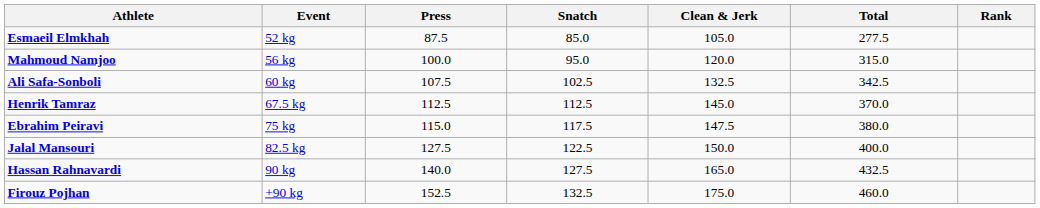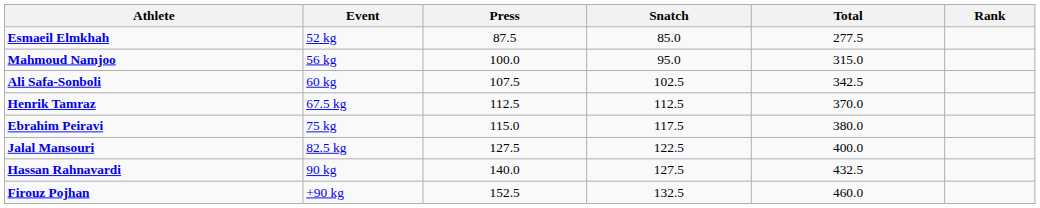- column: (719, 15)
